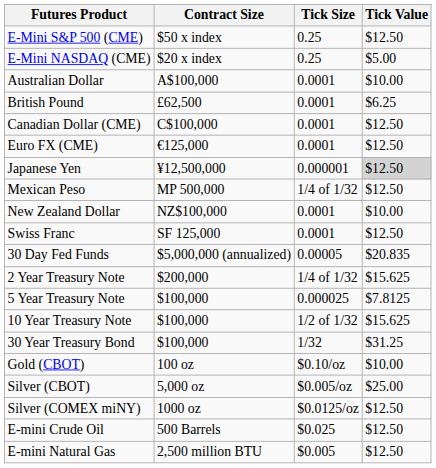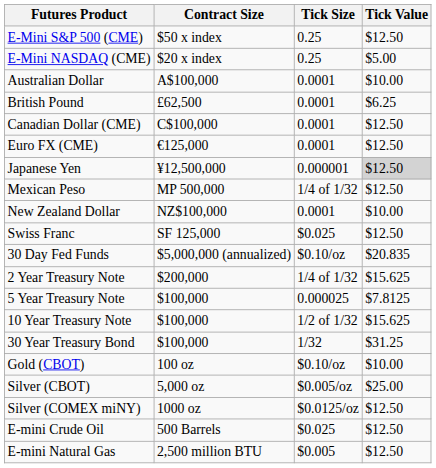(316, 233) 0.0001 -> (316, 233) $0.025
(320, 255) 0.00005 -> (321, 255) $0.10/oz
